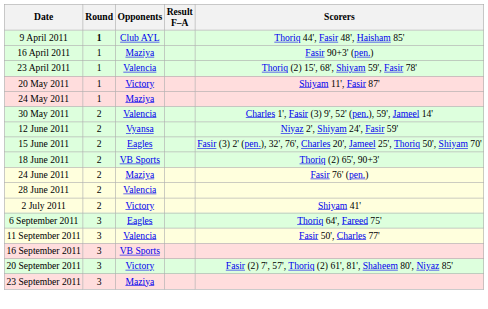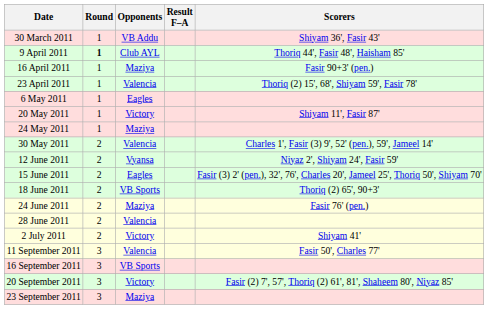+ row: (44, 38)
+ row: (44, 99)
- row: (44, 220)
